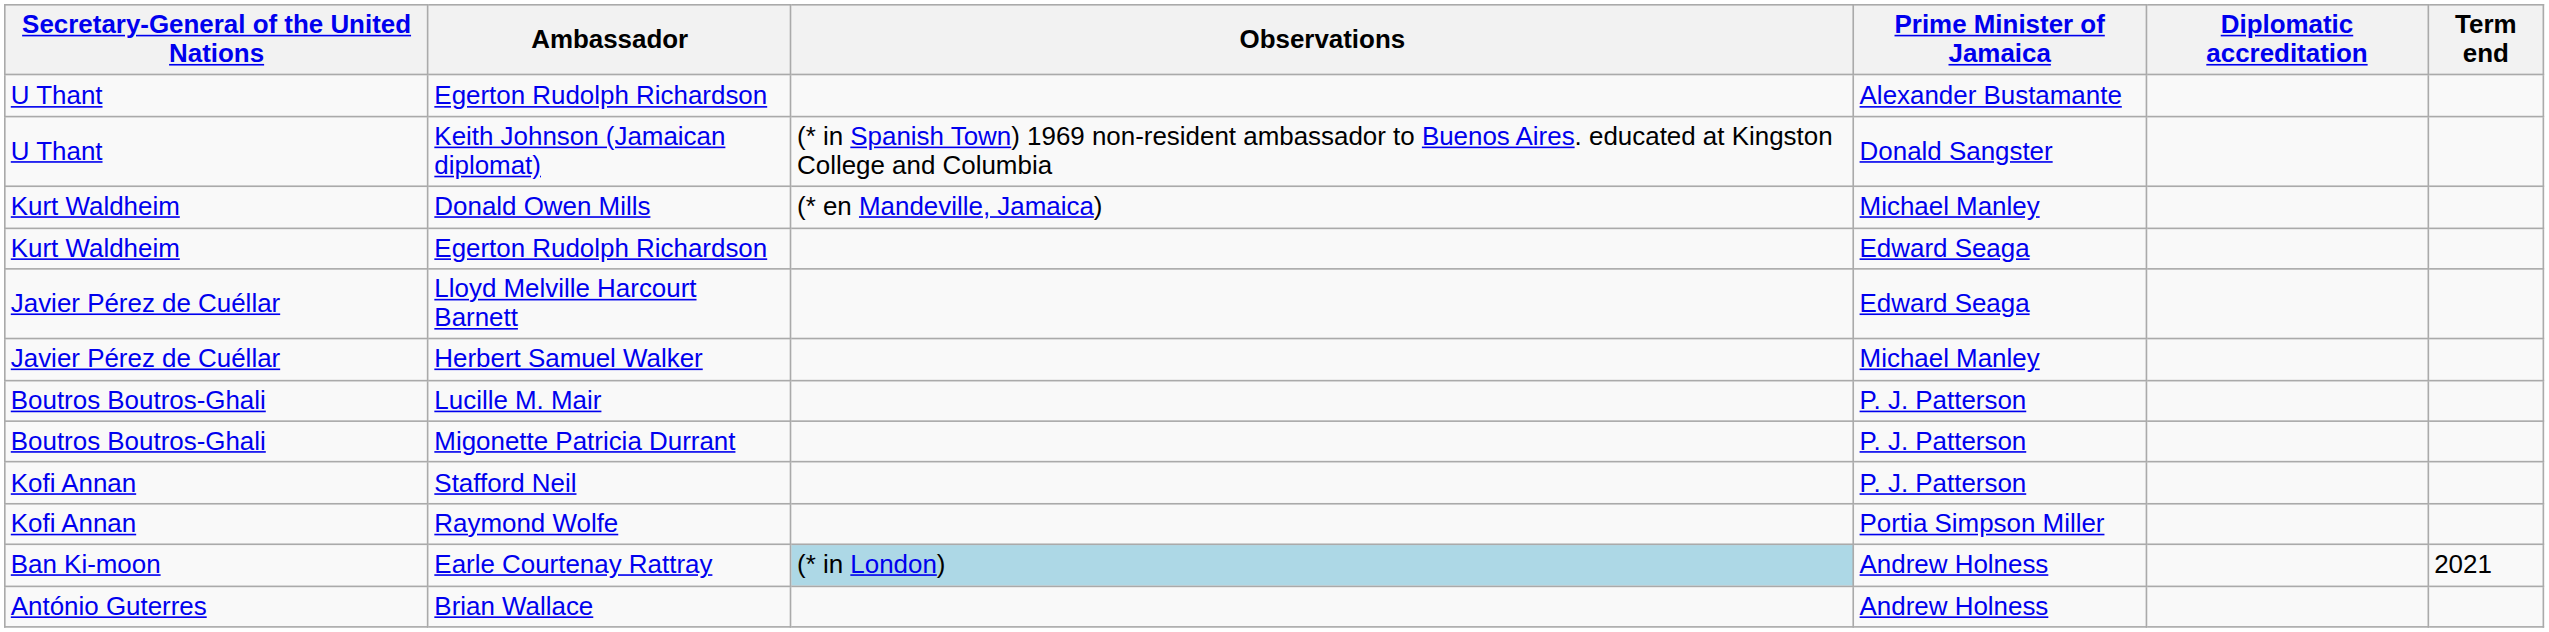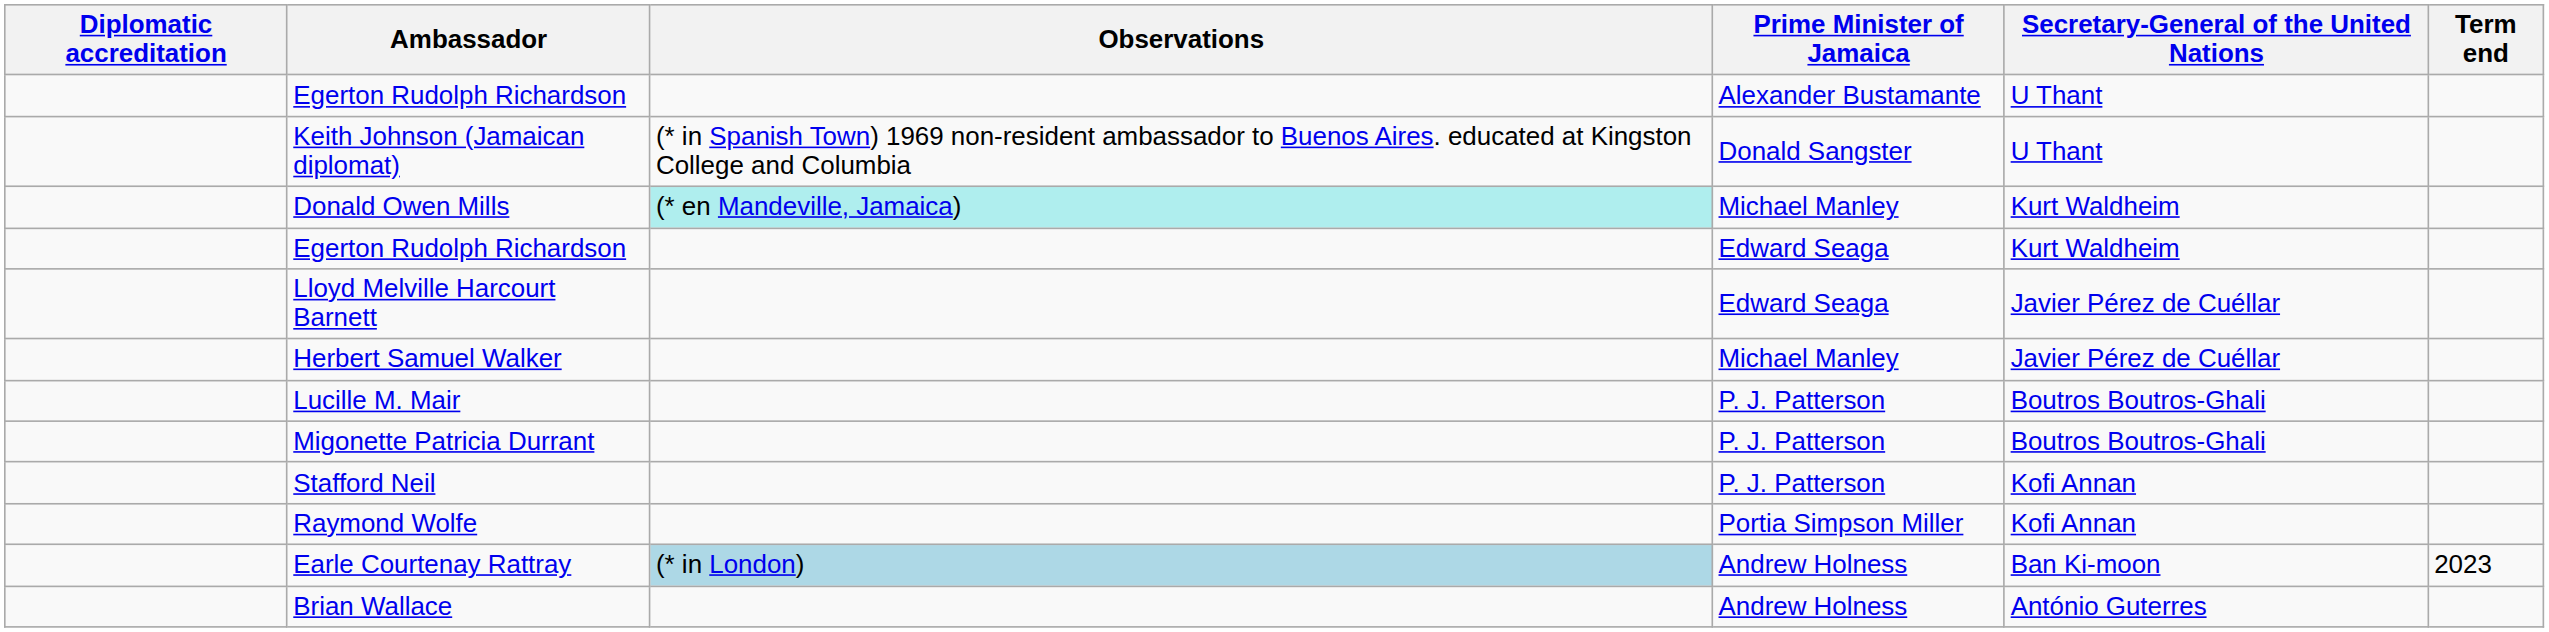columns swapped: (2287, 39) <-> (217, 39)
(950, 206) no background -> (809, 206) paleturquoise background
(2463, 564) 2021 -> (2463, 564) 2023
